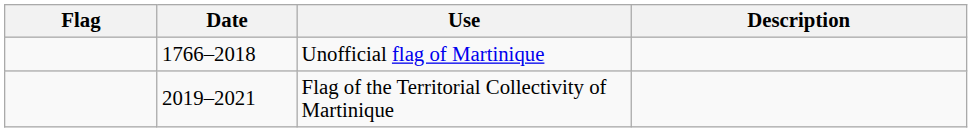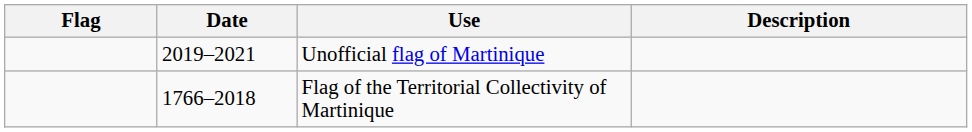(209, 53) 1766–2018 -> (209, 53) 2019–2021
(209, 98) 2019–2021 -> (209, 98) 1766–2018
